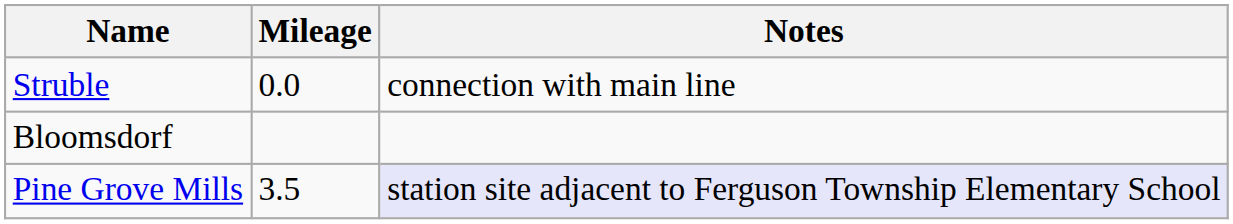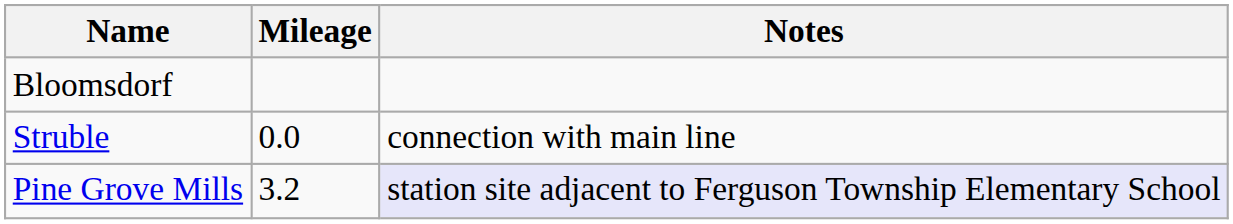rows swapped: (61, 84) <-> (93, 137)
(279, 190) 3.5 -> (279, 190) 3.2
